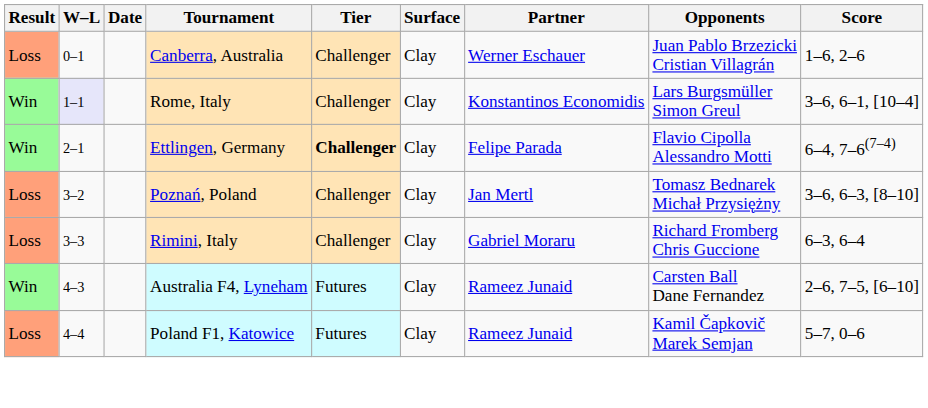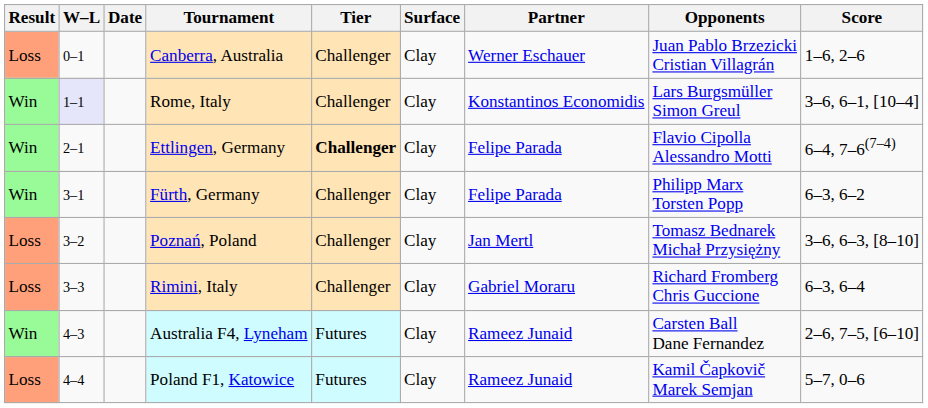+ row: (205, 194)
